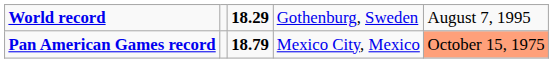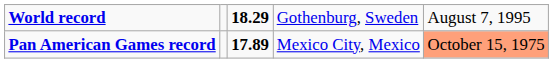(250, 44) 18.79 -> (250, 44) 17.89
